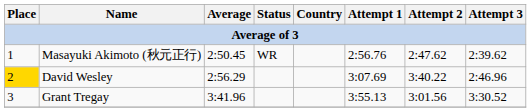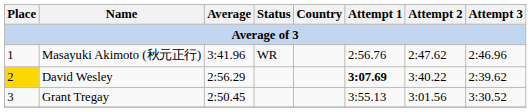(226, 55) 2:50.45 -> (226, 55) 3:41.96
(488, 55) 2:39.62 -> (488, 55) 2:46.96
(367, 77) normal -> (367, 77) bold
(488, 77) 2:46.96 -> (488, 77) 2:39.62
(226, 97) 3:41.96 -> (226, 97) 2:50.45
